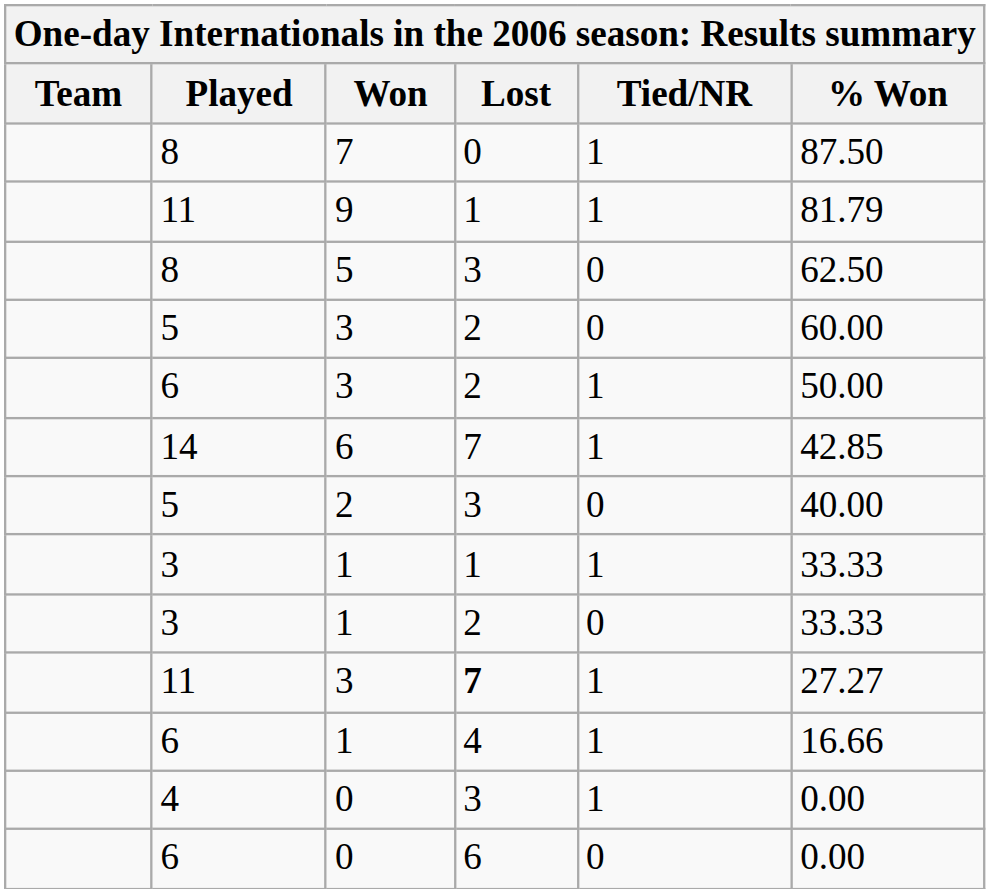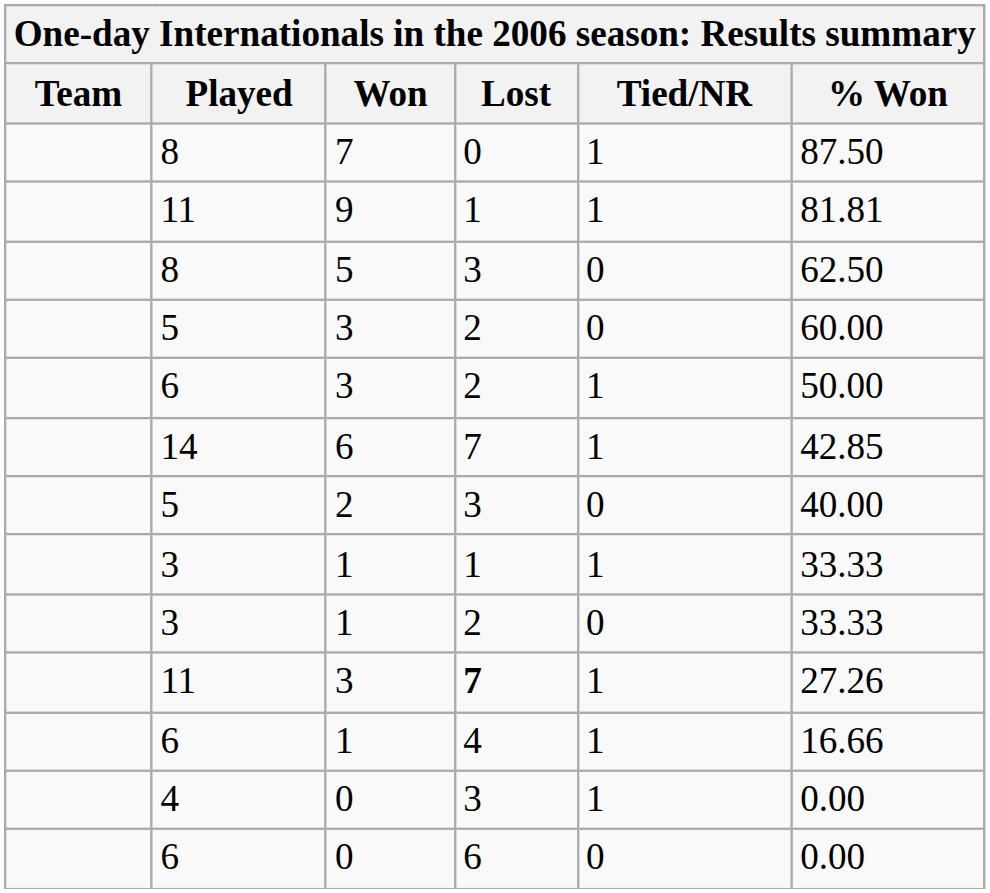(842, 210) 81.79 -> (842, 210) 81.81
(842, 681) 27.27 -> (842, 681) 27.26
